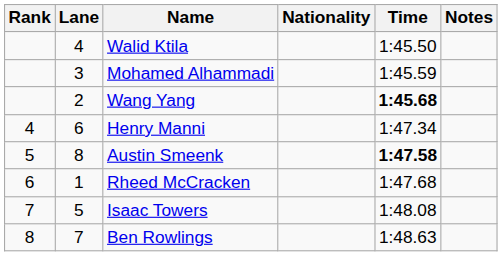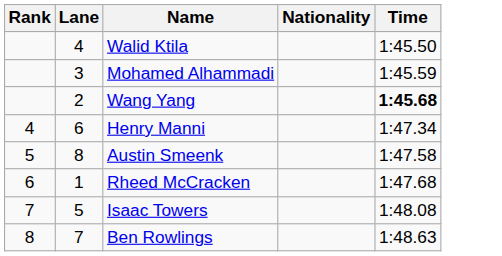- column: (469, 18)
(408, 155) bold -> (408, 155) normal
